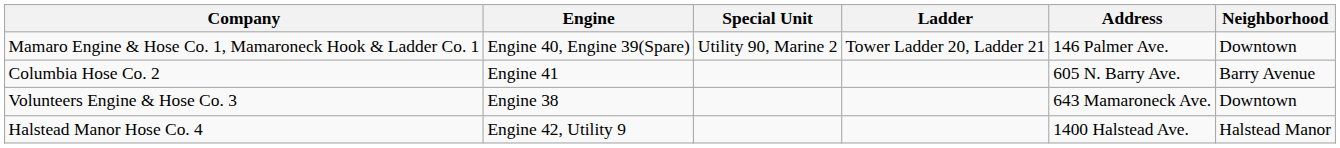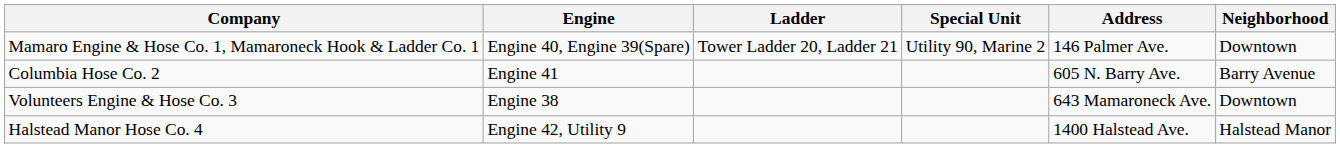columns swapped: (945, 18) <-> (768, 18)
